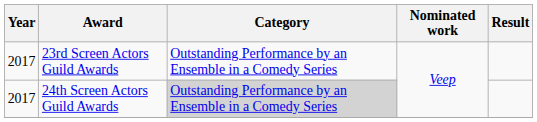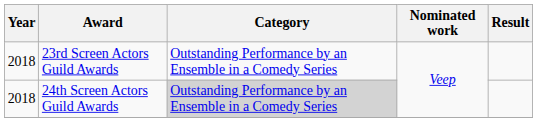(22, 61) 2017 -> (22, 61) 2018
(22, 98) 2017 -> (22, 98) 2018
